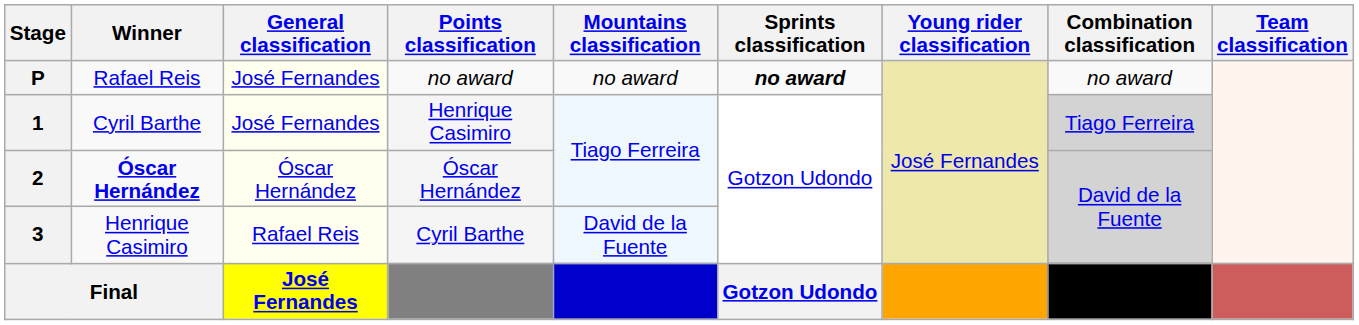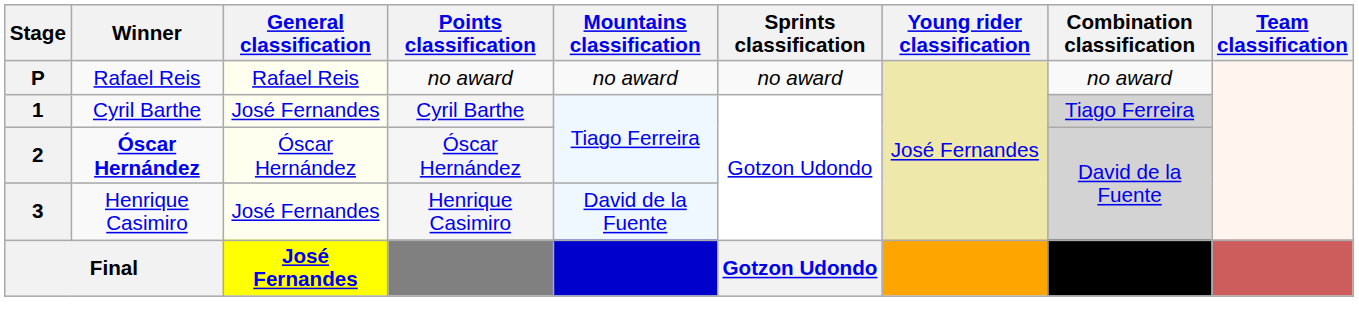(305, 78) José Fernandes -> (305, 78) Rafael Reis
(800, 78) bold -> (800, 78) normal
(470, 123) Henrique Casimiro -> (470, 111) Cyril Barthe
(305, 235) Rafael Reis -> (305, 212) José Fernandes
(470, 235) Cyril Barthe -> (470, 212) Henrique Casimiro
